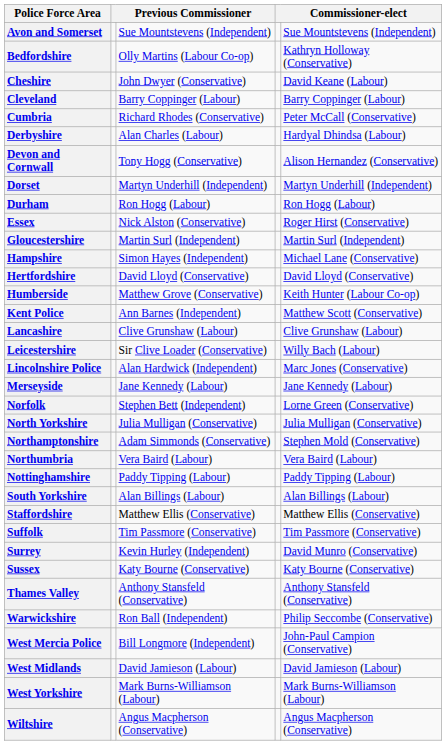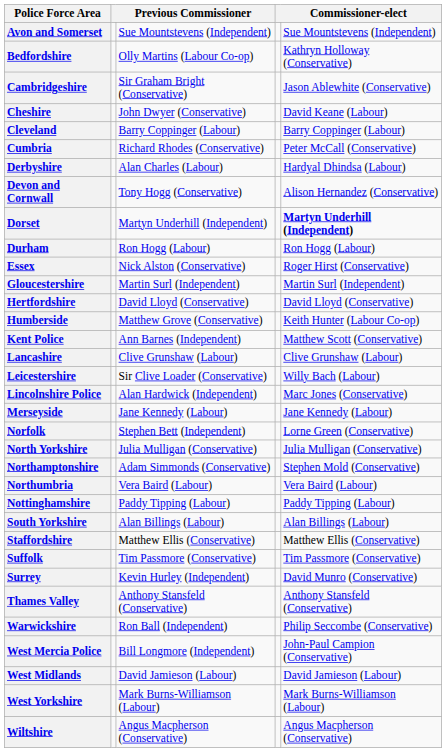+ row: (47, 87)
(358, 185) normal -> (327, 223) bold
- row: (34, 258)
- row: (23, 569)
